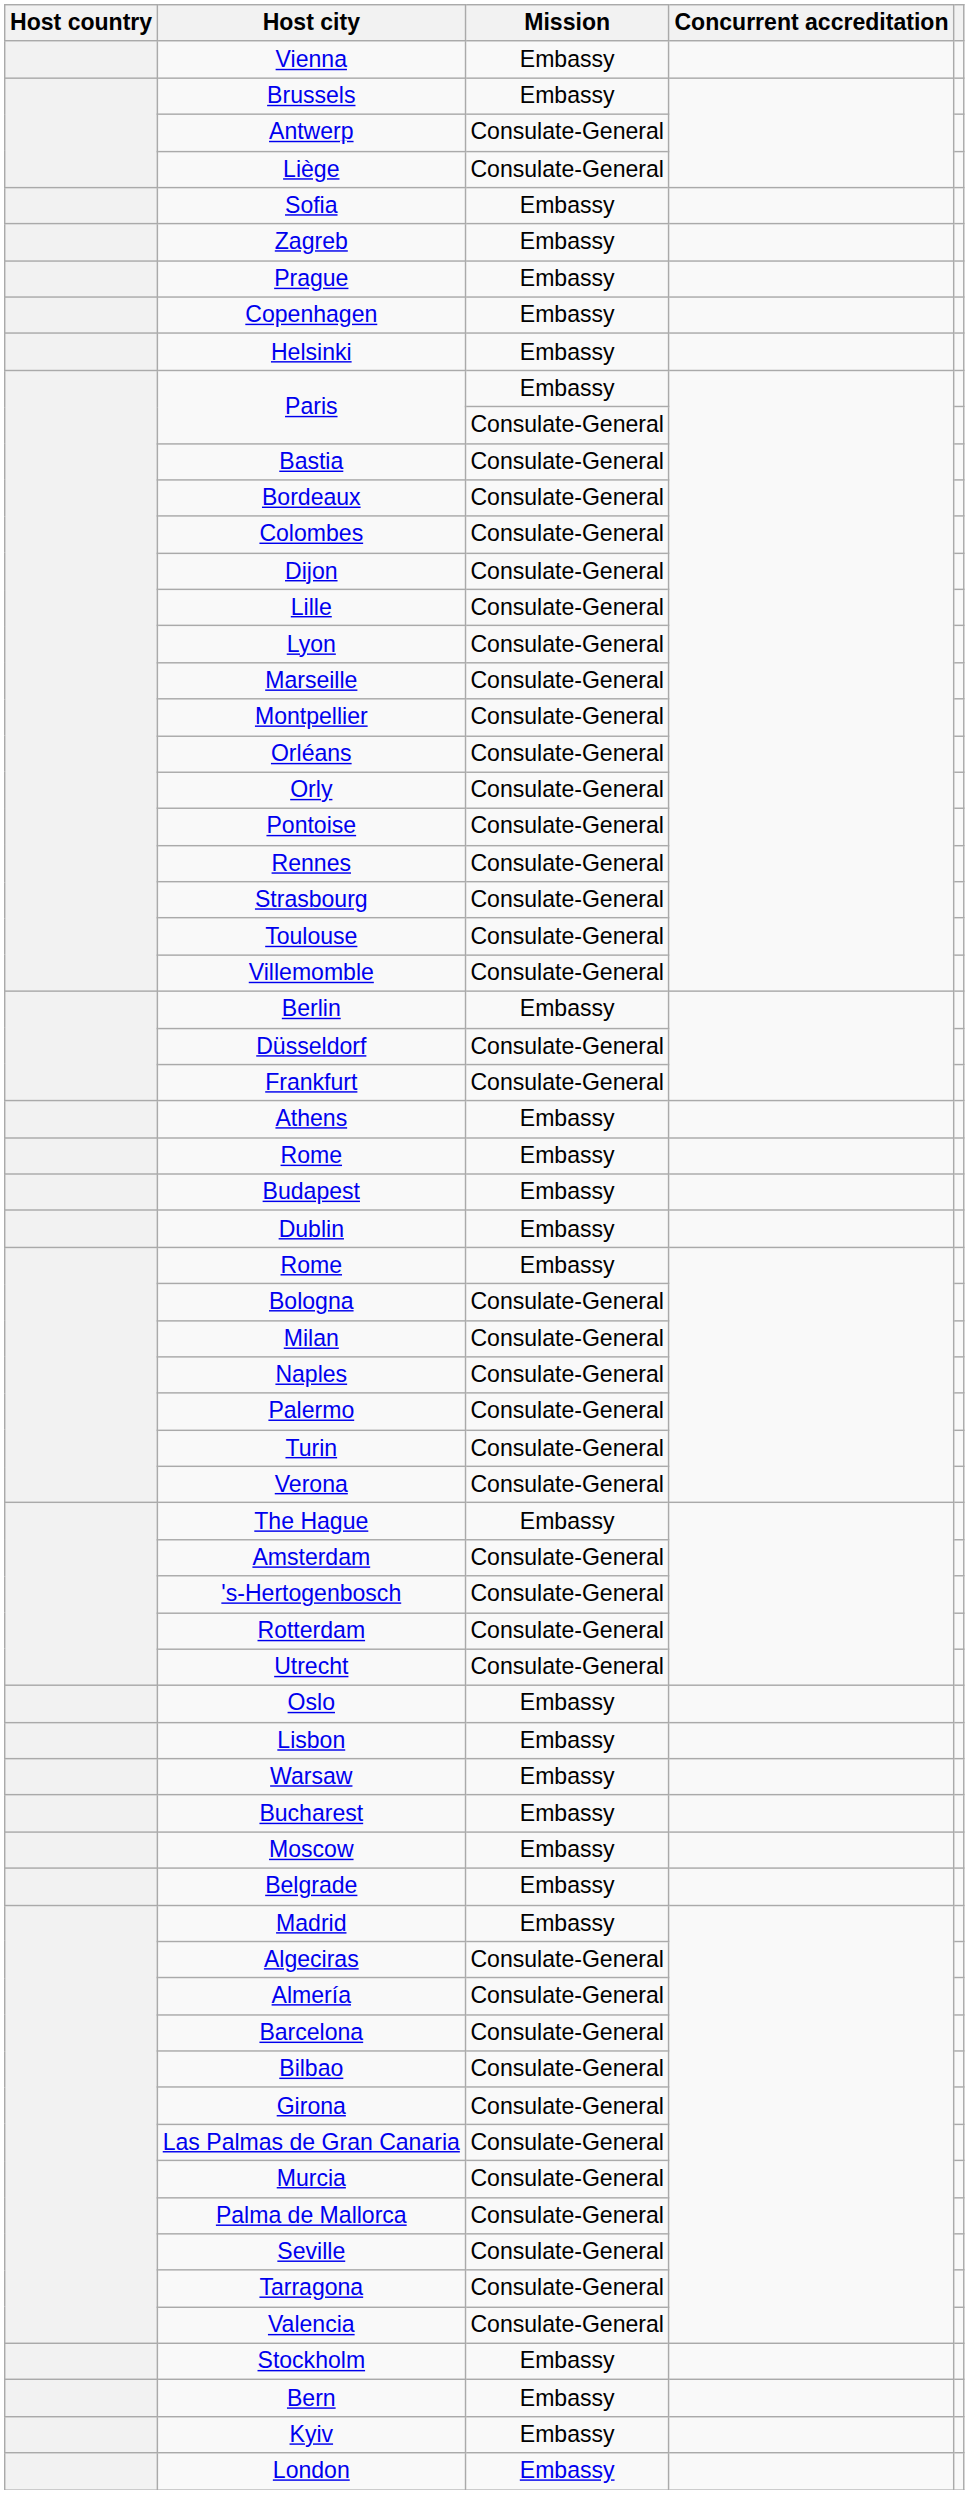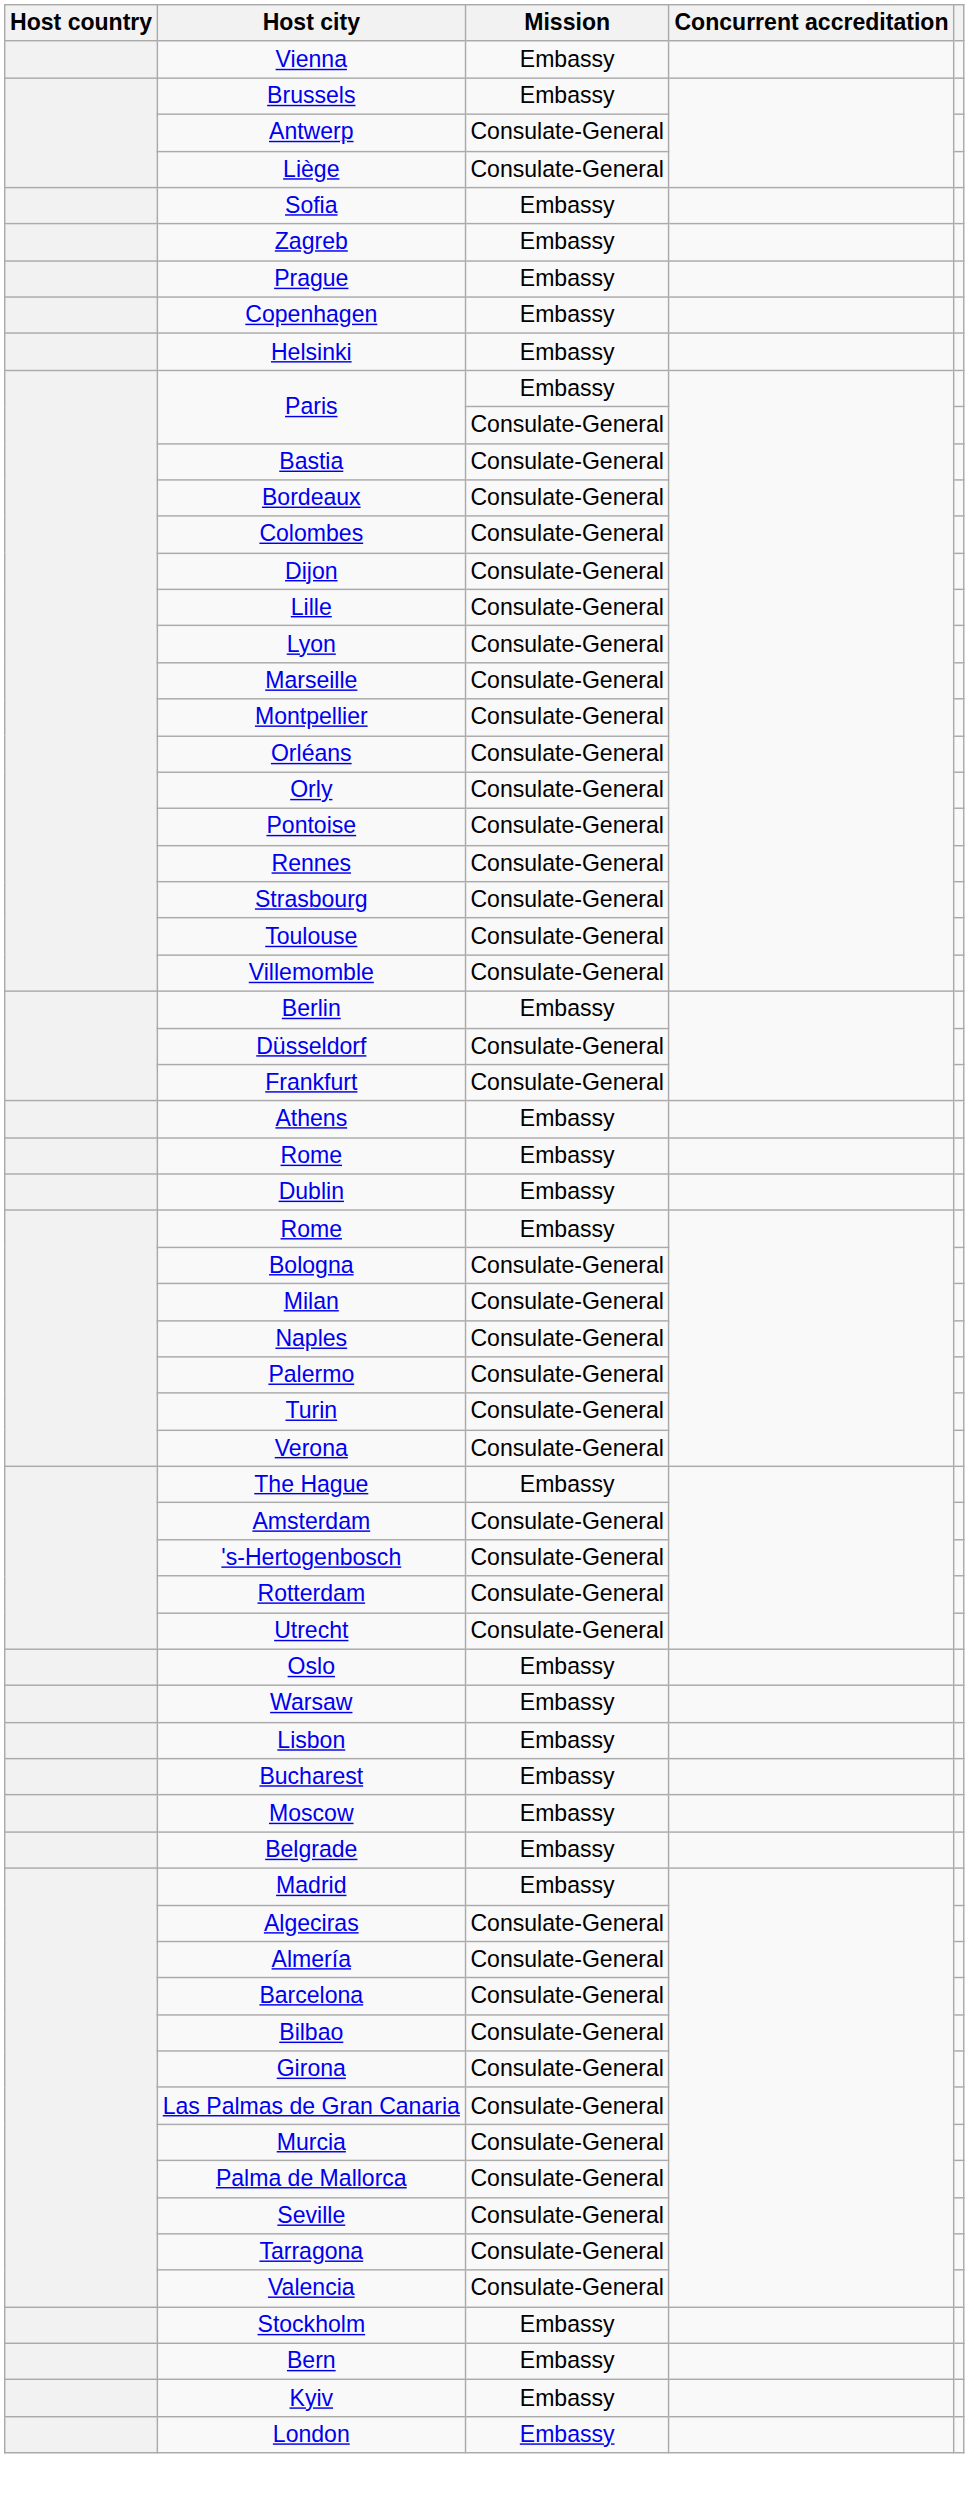- row: (311, 1192)
rows swapped: (311, 1776) <-> (311, 1740)
